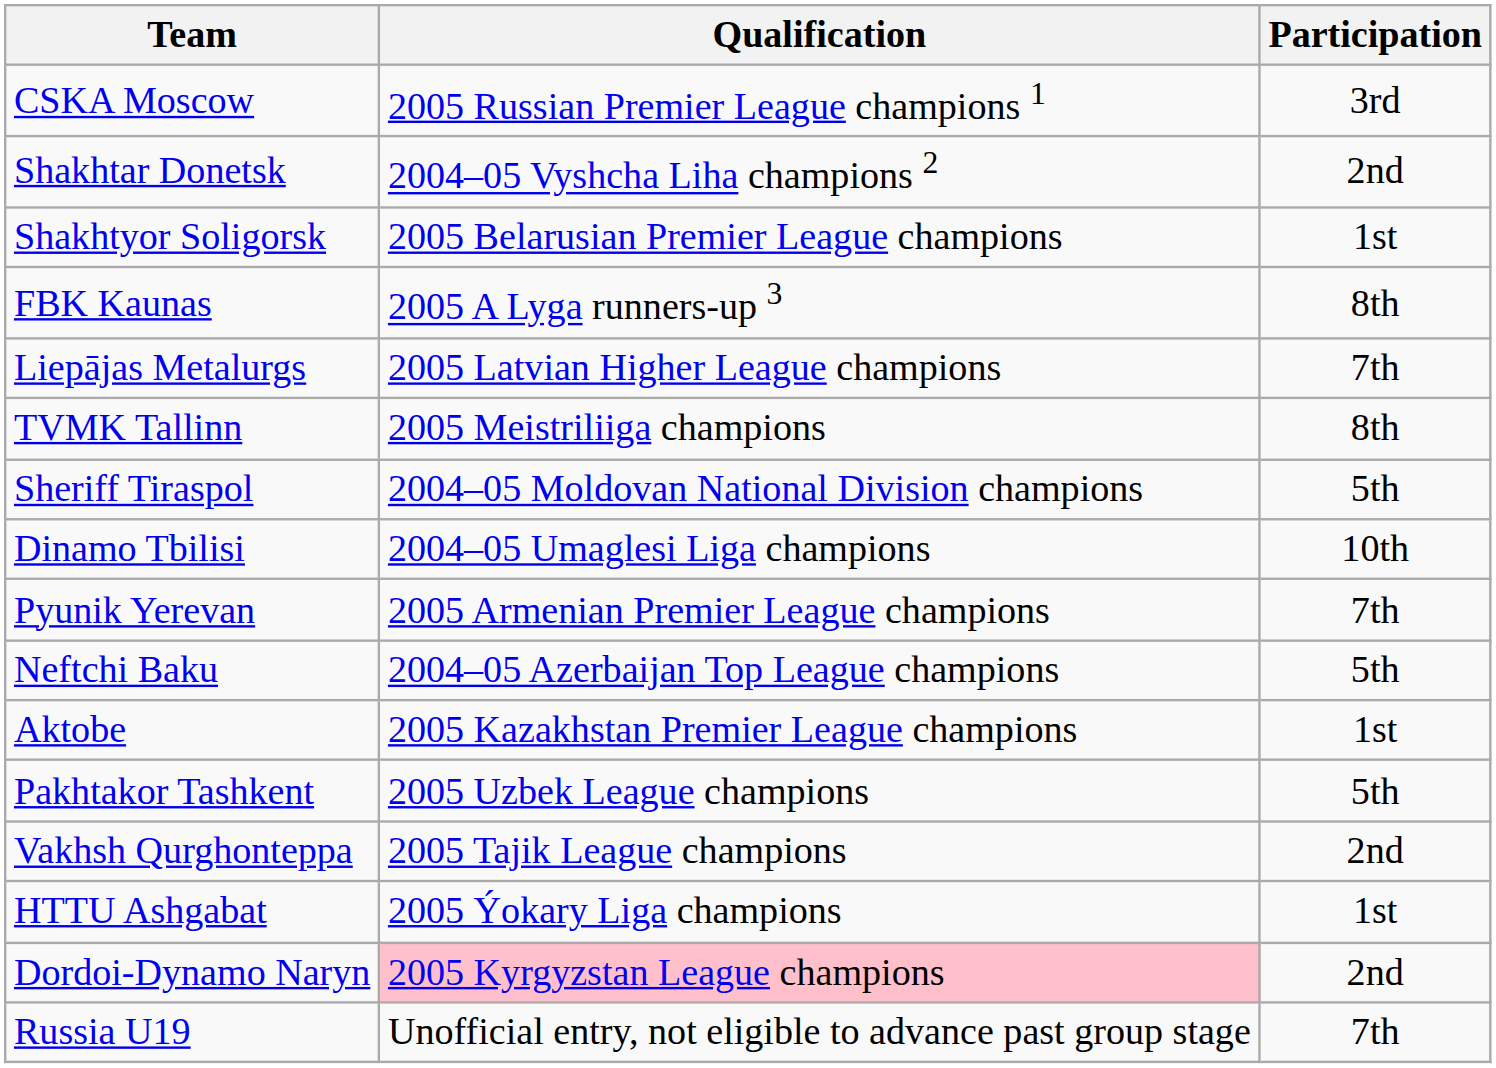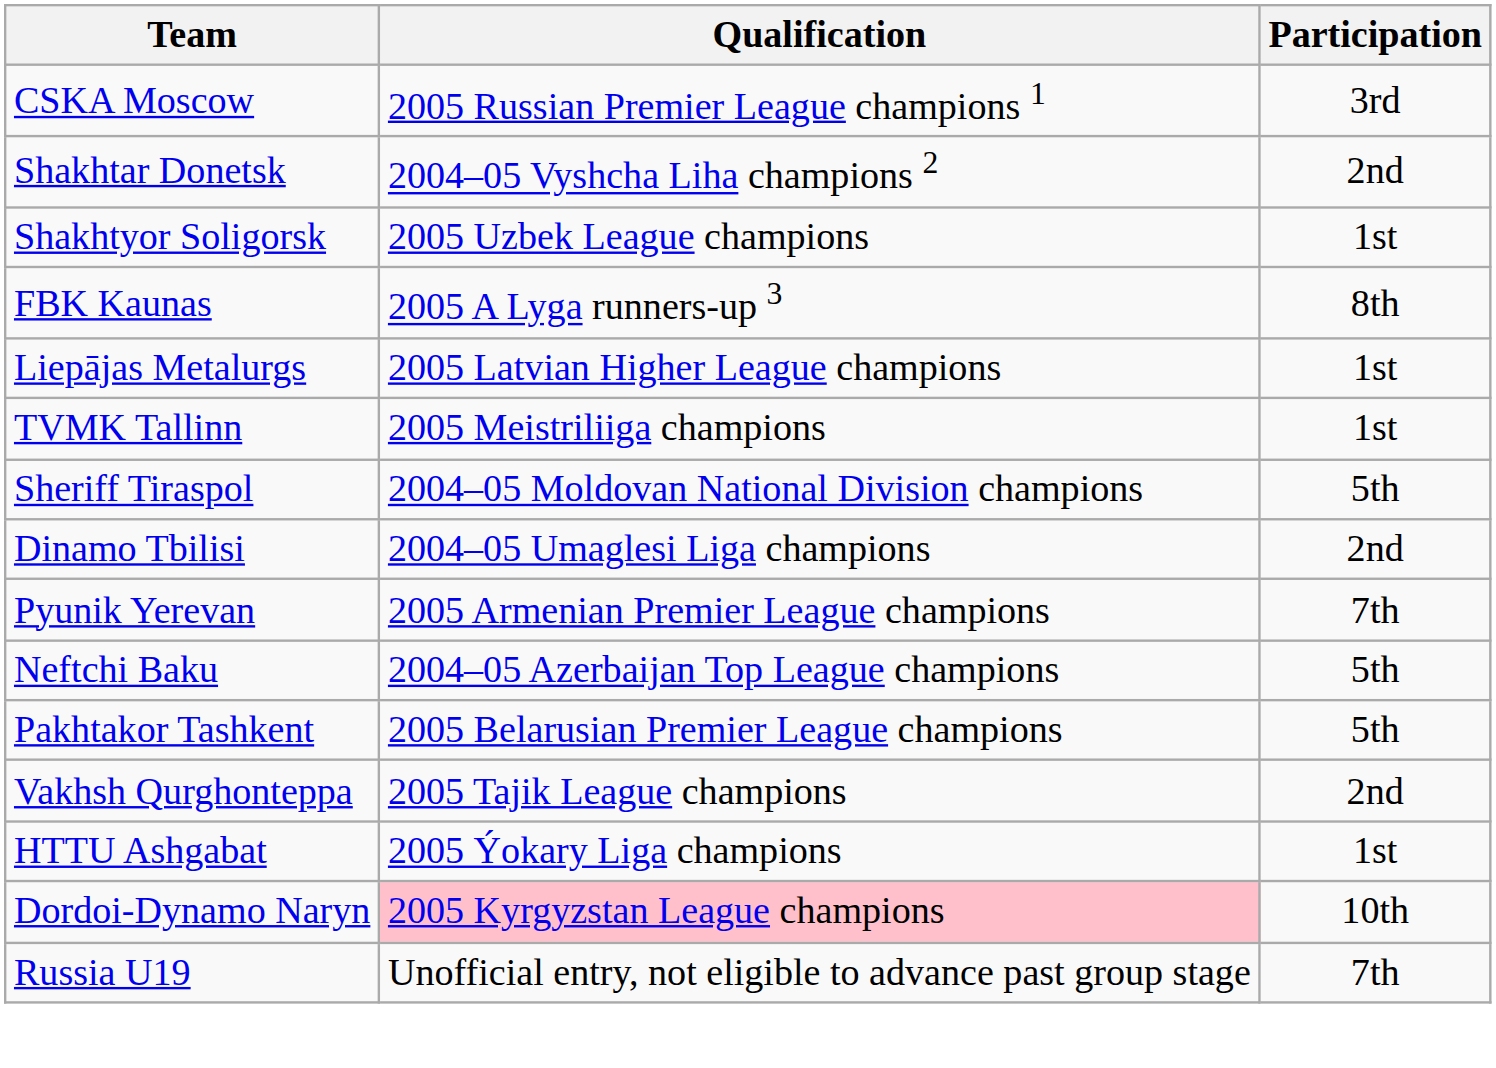(725, 236) 2005 Belarusian Premier League champions -> (629, 236) 2005 Uzbek League champions
(1375, 367) 7th -> (1375, 367) 1st
(1375, 427) 8th -> (1375, 427) 1st
(1375, 548) 10th -> (1375, 548) 2nd
- row: (70, 729)
(629, 790) 2005 Uzbek League champions -> (725, 729) 2005 Belarusian Premier League champions
(1375, 971) 2nd -> (1375, 911) 10th
